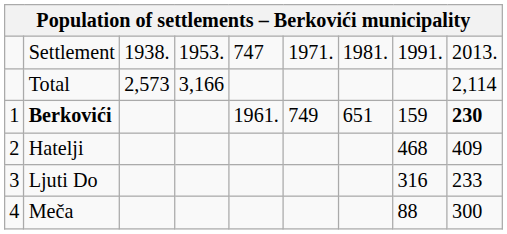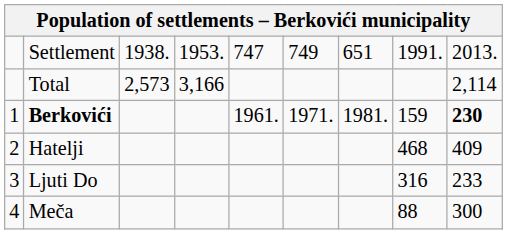(311, 52) 1971. -> (303, 52) 749
(365, 52) 1981. -> (358, 52) 651
(303, 116) 749 -> (311, 116) 1971.
(358, 116) 651 -> (365, 116) 1981.
